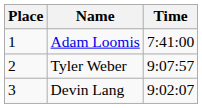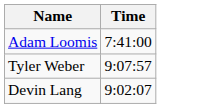- column: (26, 16)
